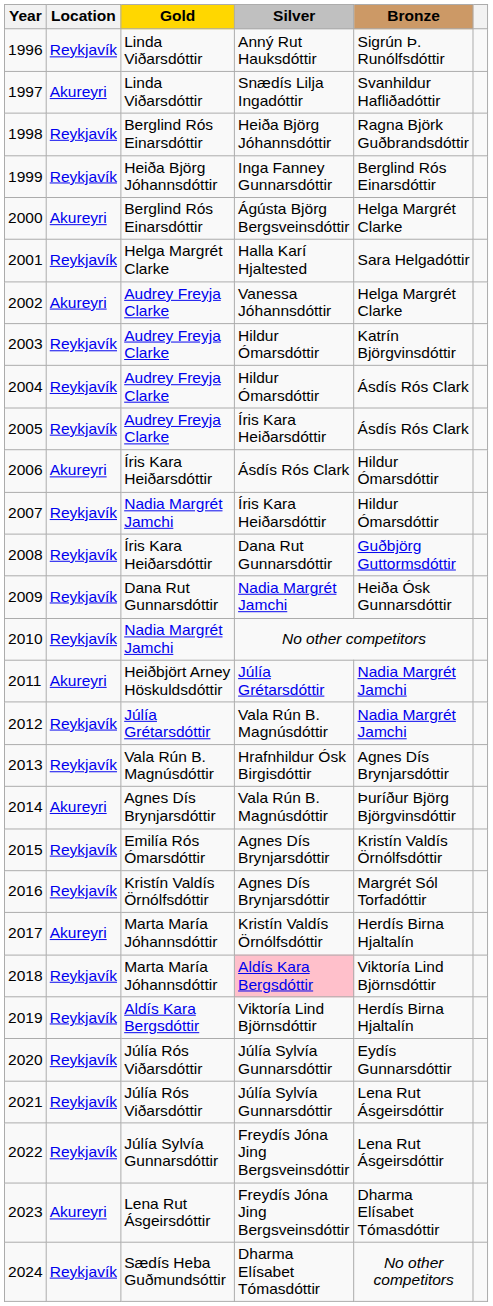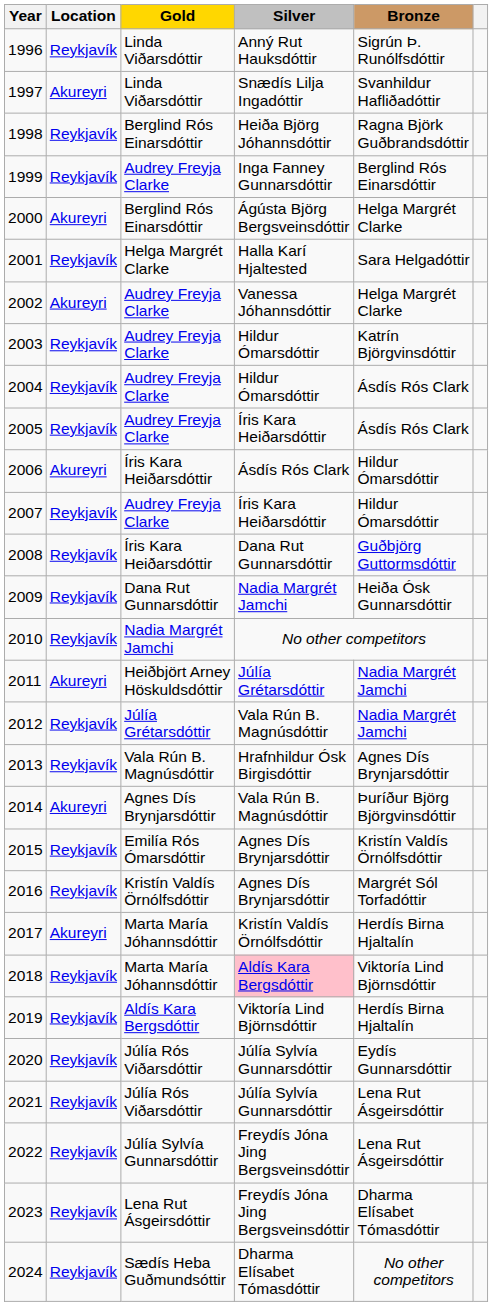(171, 176) Heiða Björg Jóhannsdóttir -> (172, 176) Audrey Freyja Clarke
(173, 512) Nadia Margrét Jamchi -> (172, 512) Audrey Freyja Clarke
(78, 1212) Akureyri -> (83, 1212) Reykjavík
